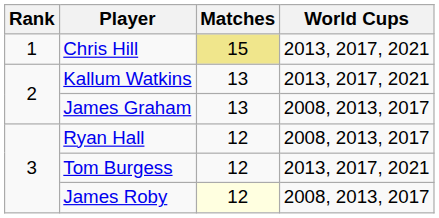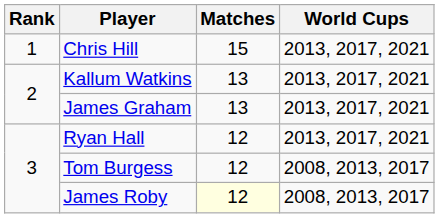(238, 49) khaki background -> (238, 49) no background
(357, 108) 2008, 2013, 2017 -> (357, 108) 2013, 2017, 2021
(357, 138) 2008, 2013, 2017 -> (357, 138) 2013, 2017, 2021
(357, 167) 2013, 2017, 2021 -> (357, 167) 2008, 2013, 2017
